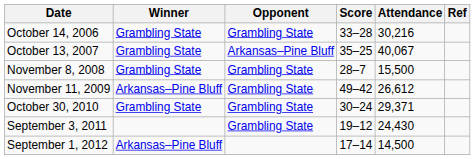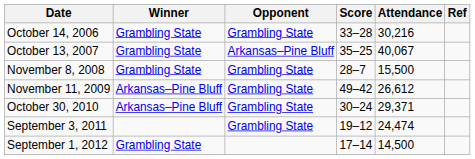(158, 107) Grambling State -> (169, 107) Arkansas–Pine Bluff
(396, 126) 24,430 -> (396, 126) 24,474
(169, 145) Arkansas–Pine Bluff -> (158, 145) Grambling State
